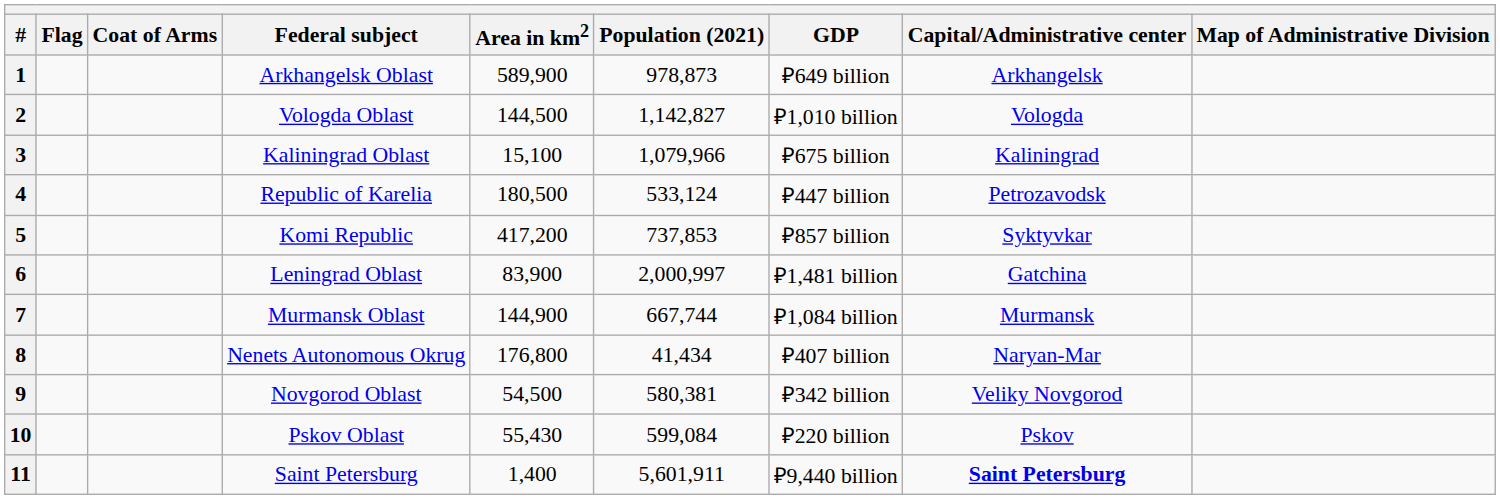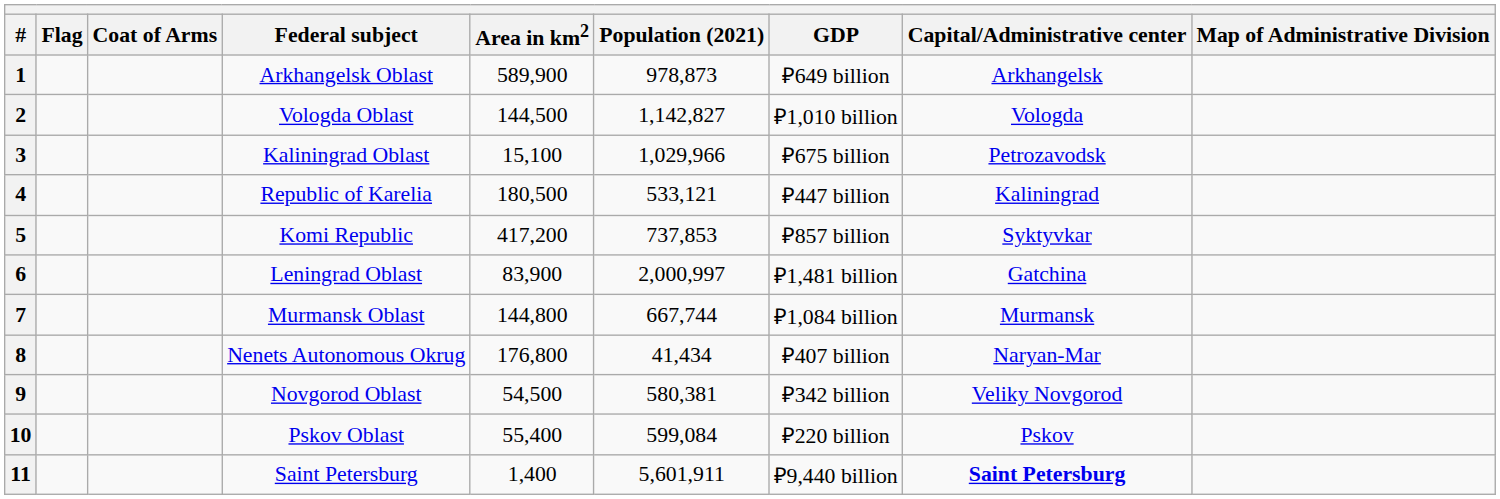(682, 154) 1,079,966 -> (682, 154) 1,029,966
(1047, 154) Kaliningrad -> (1047, 154) Petrozavodsk
(682, 194) 533,124 -> (682, 194) 533,121
(1047, 194) Petrozavodsk -> (1047, 194) Kaliningrad
(532, 314) 144,900 -> (532, 314) 144,800
(532, 434) 55,430 -> (532, 434) 55,400
